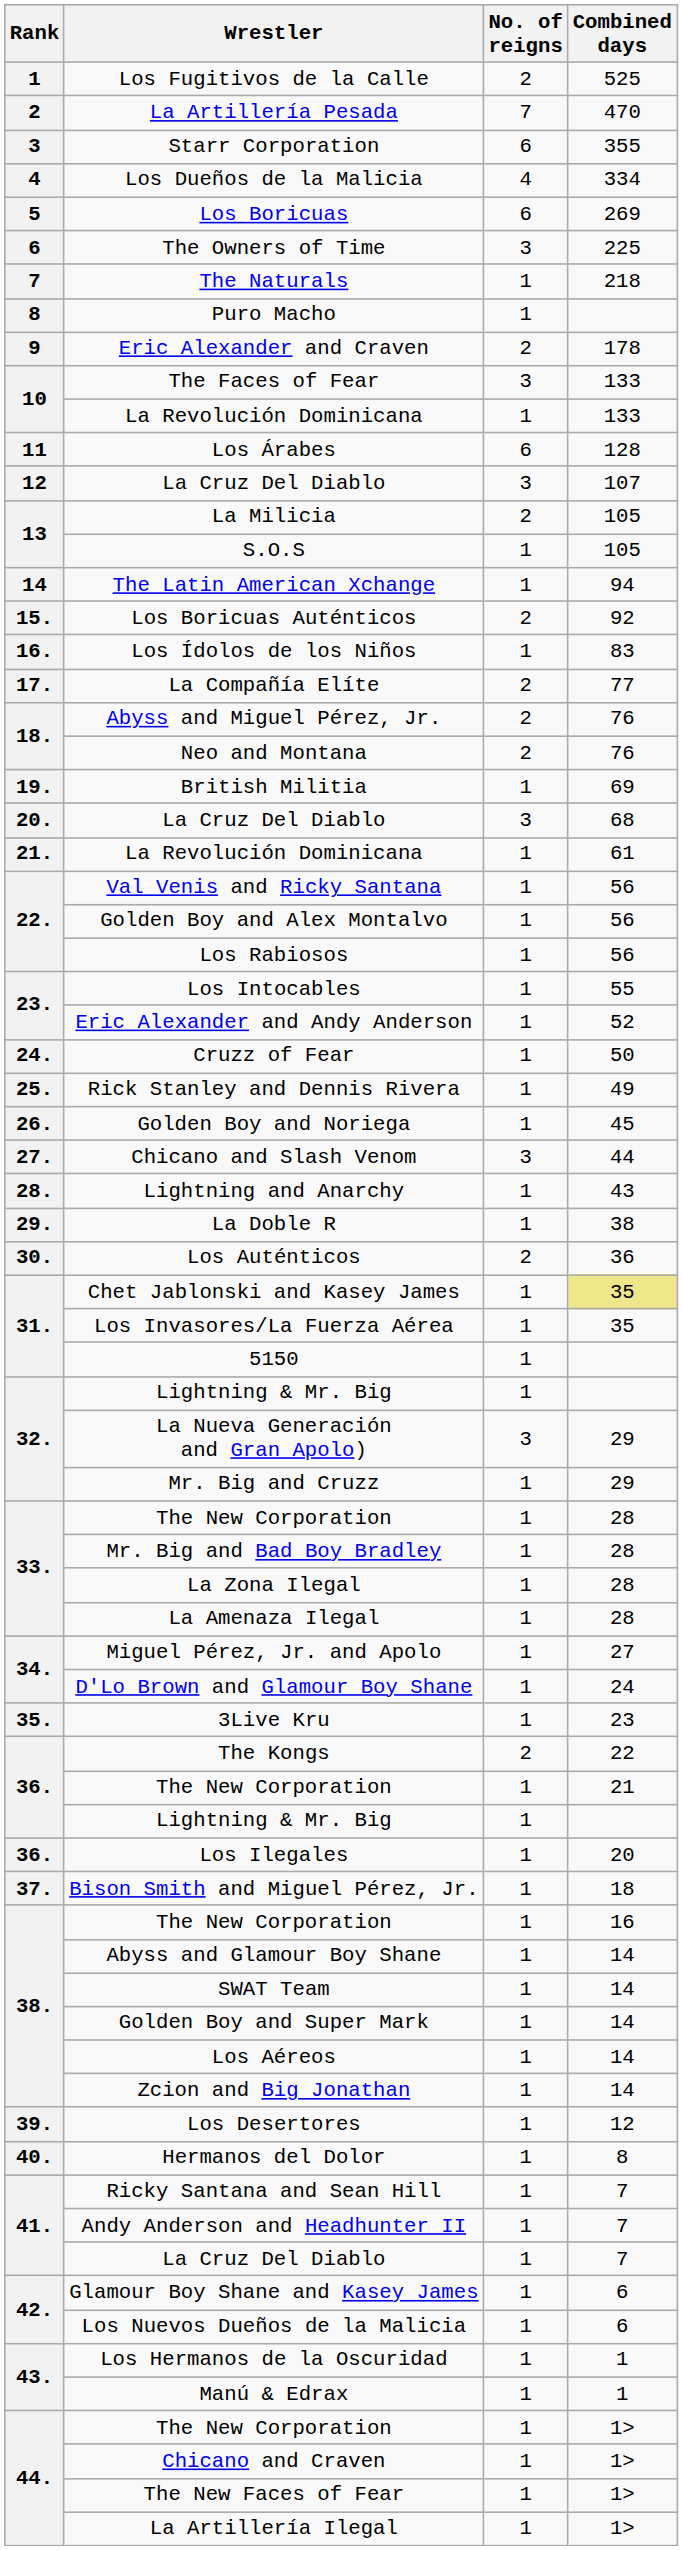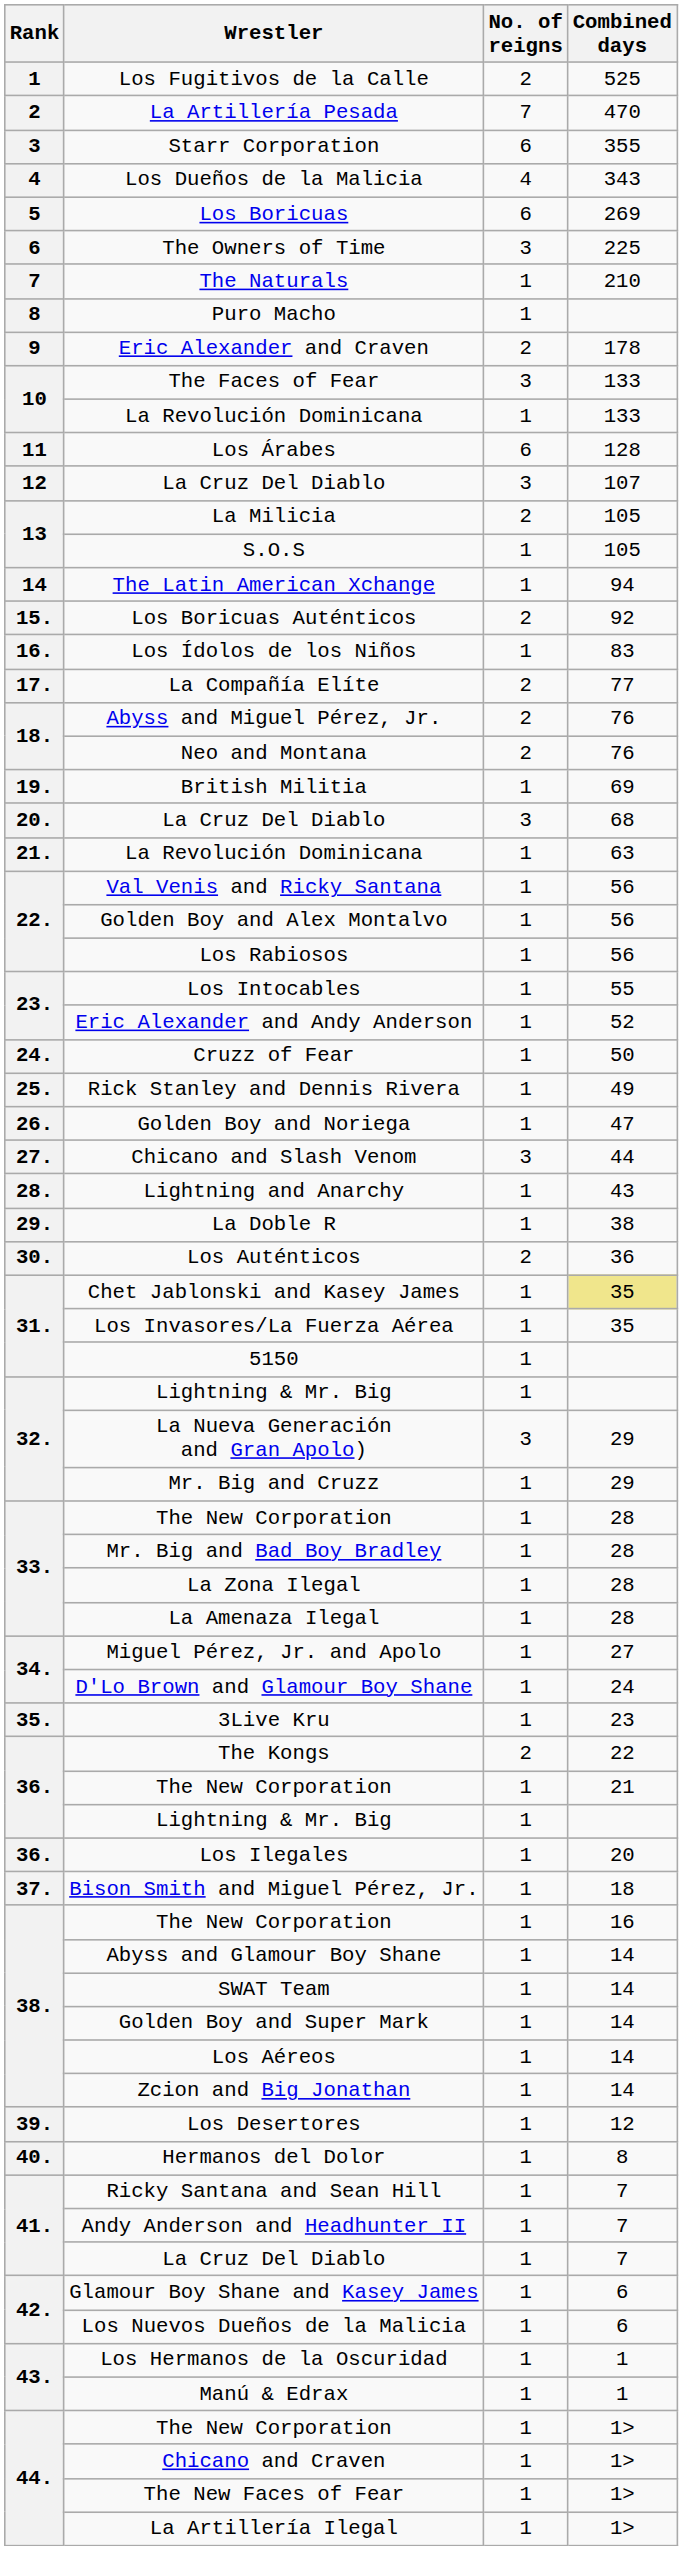(622, 180) 334 -> (622, 180) 343
(622, 281) 218 -> (622, 281) 210
(622, 854) 61 -> (622, 854) 63
(622, 1124) 45 -> (622, 1124) 47
